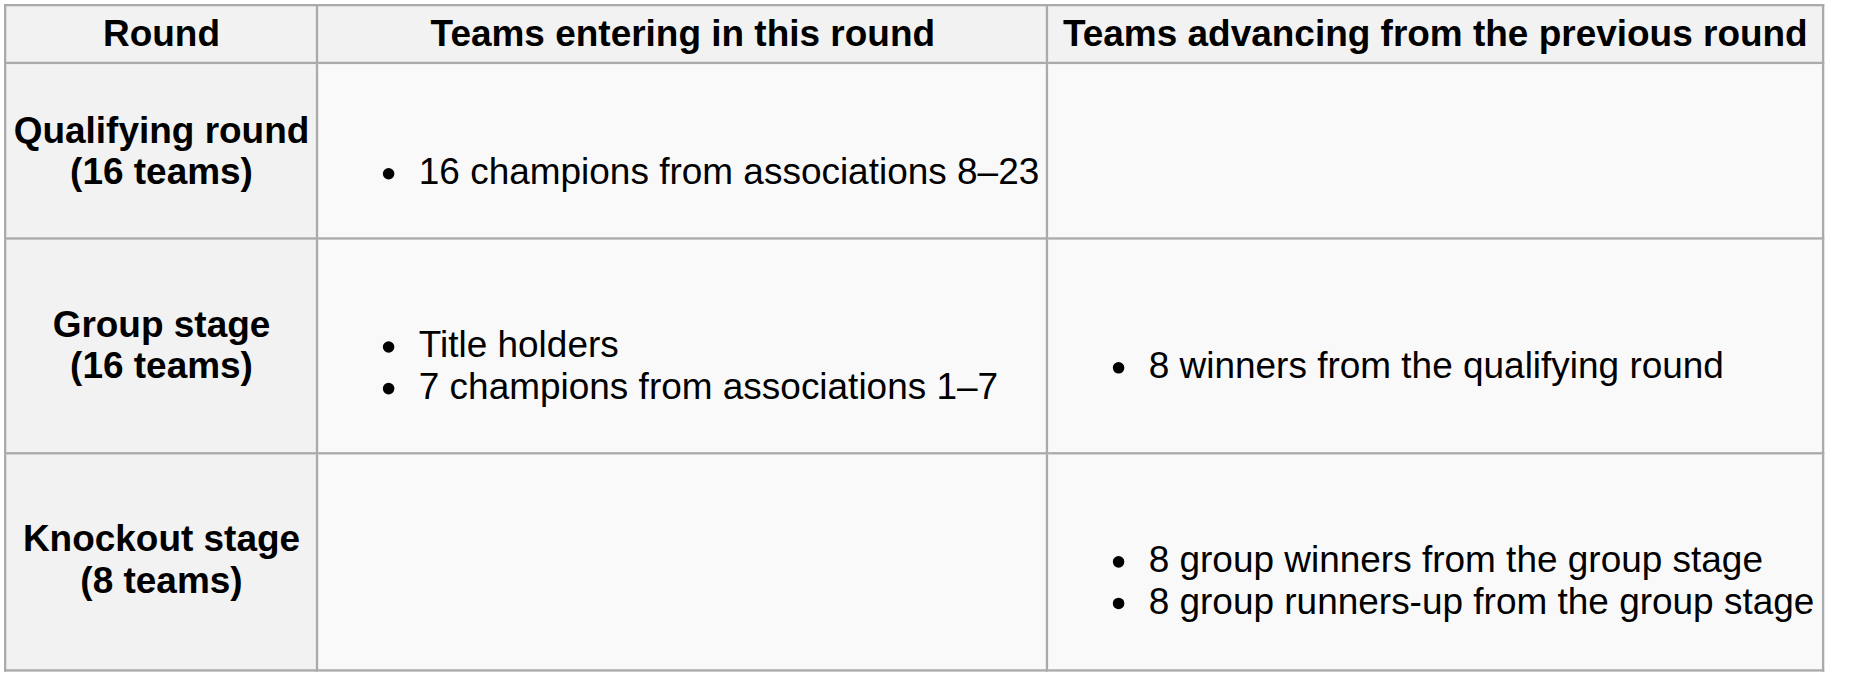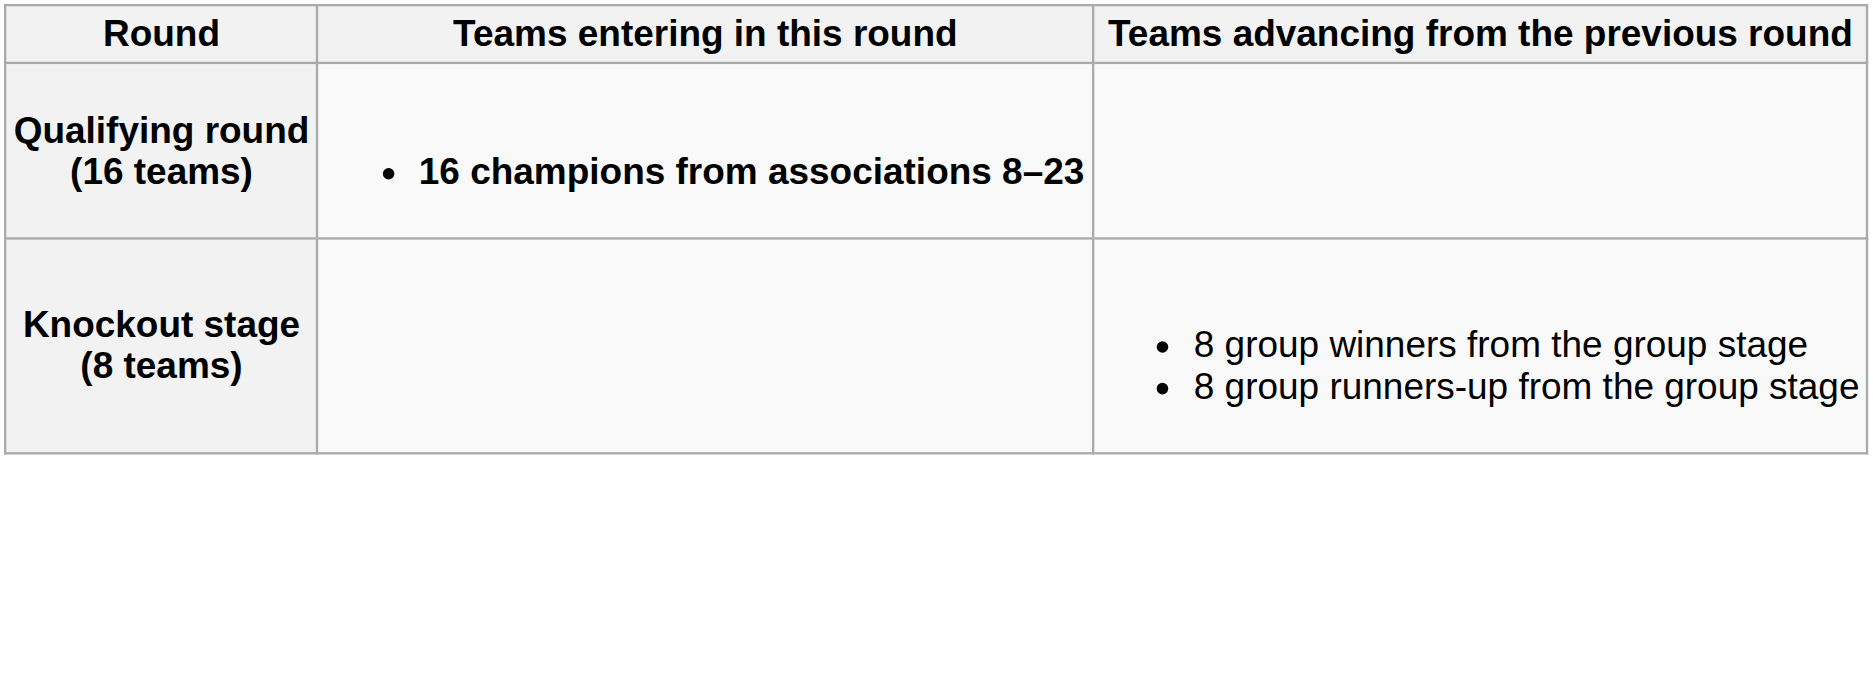(683, 172) normal -> (705, 172) bold
- row: (161, 345)
